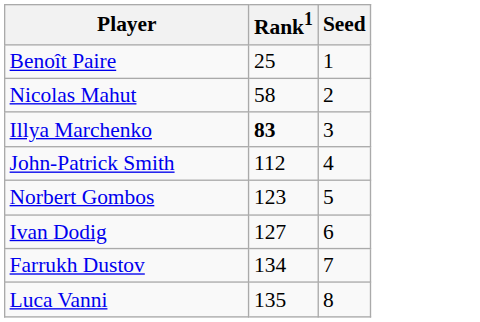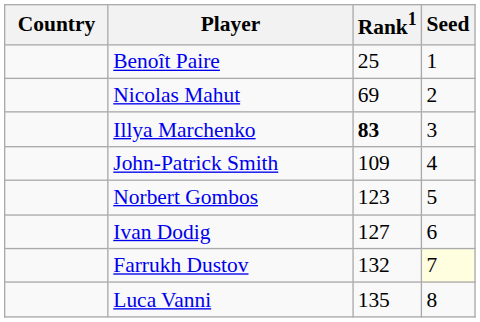+ column: (57, 24)
(265, 95) 58 -> (368, 95) 69
(270, 163) 112 -> (374, 163) 109
(270, 265) 134 -> (374, 265) 132
(328, 265) no background -> (432, 265) lightyellow background
